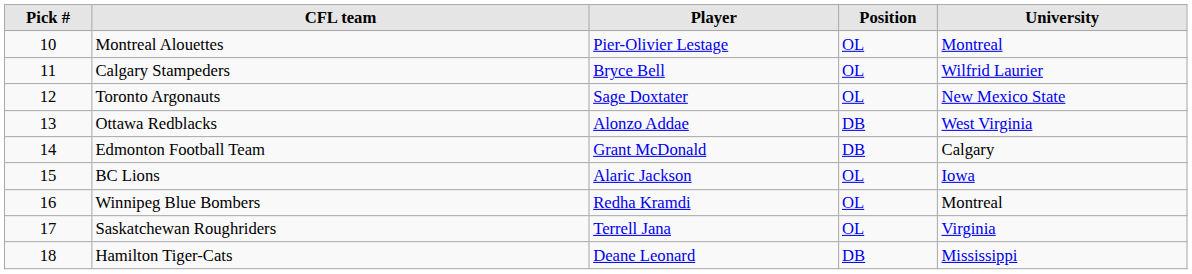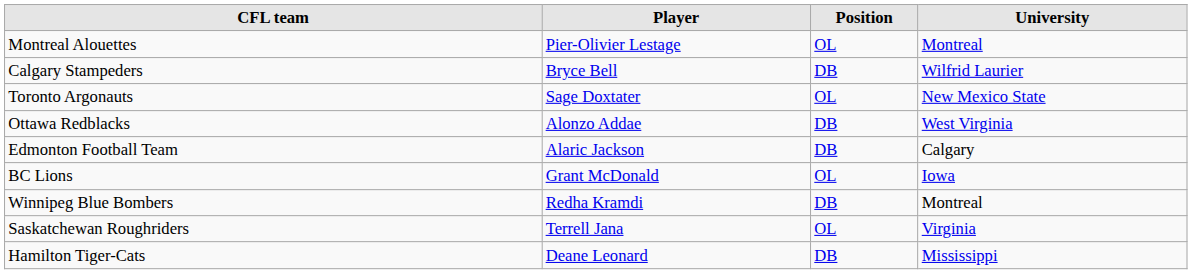- column: (48, 17)
(853, 70) OL -> (826, 70) DB
(650, 149) Grant McDonald -> (595, 149) Alaric Jackson
(642, 176) Alaric Jackson -> (602, 176) Grant McDonald
(853, 202) OL -> (826, 202) DB
